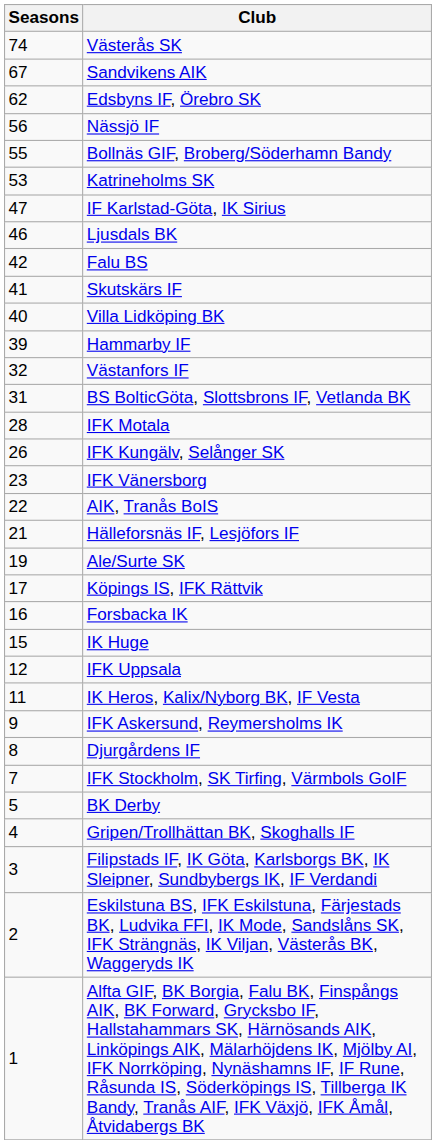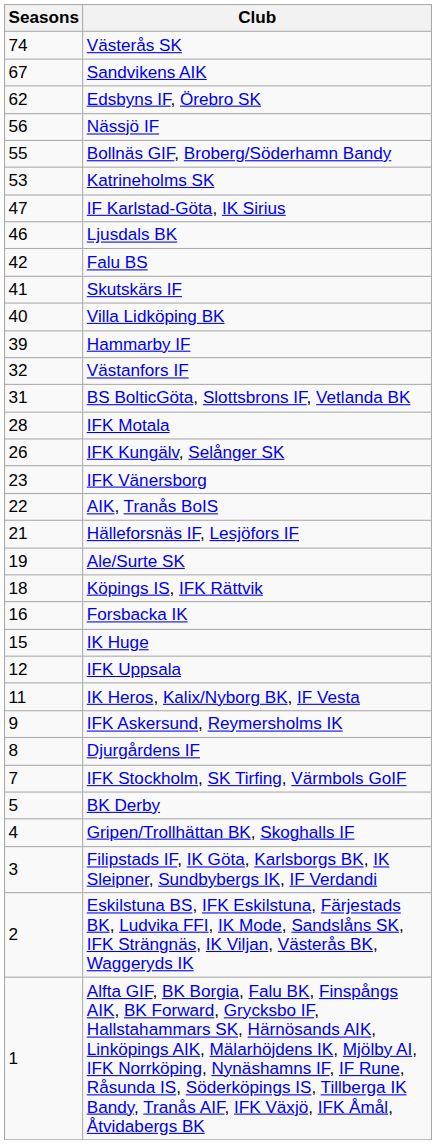(18, 588) 17 -> (18, 588) 18
